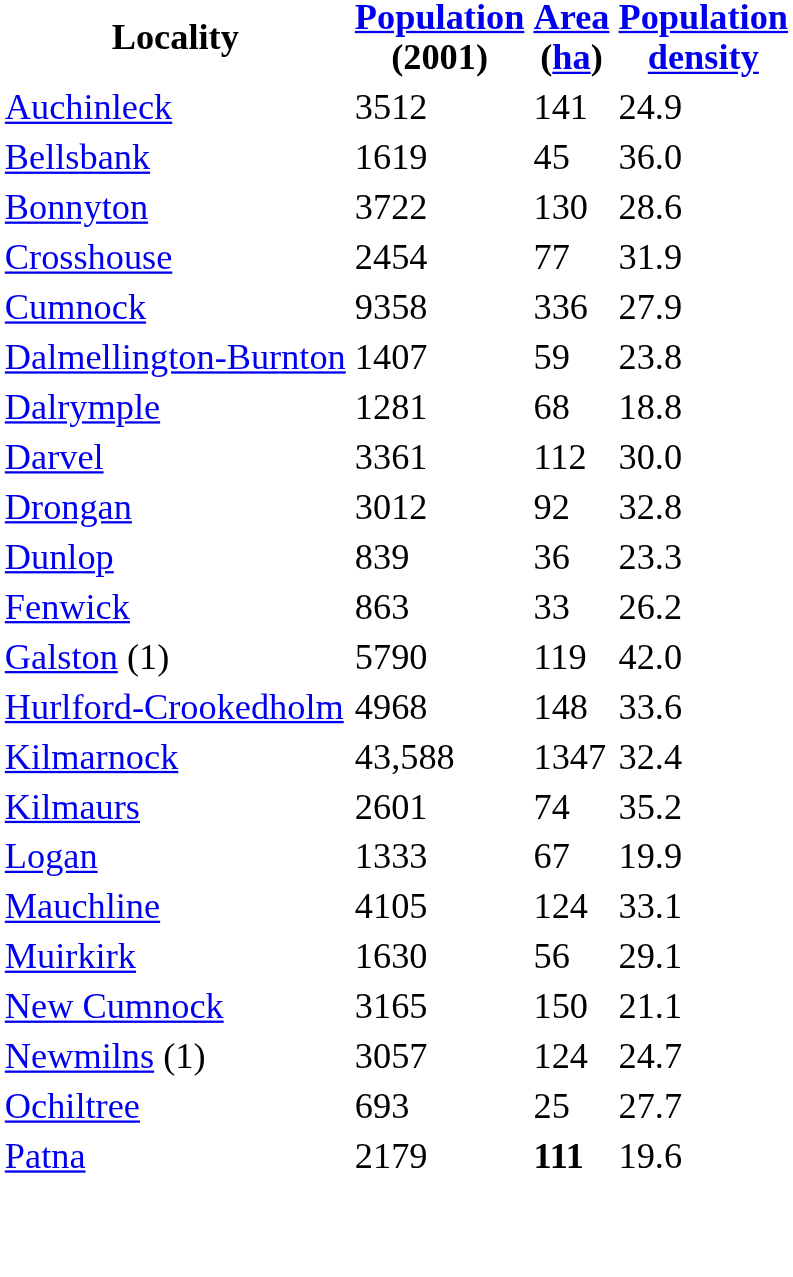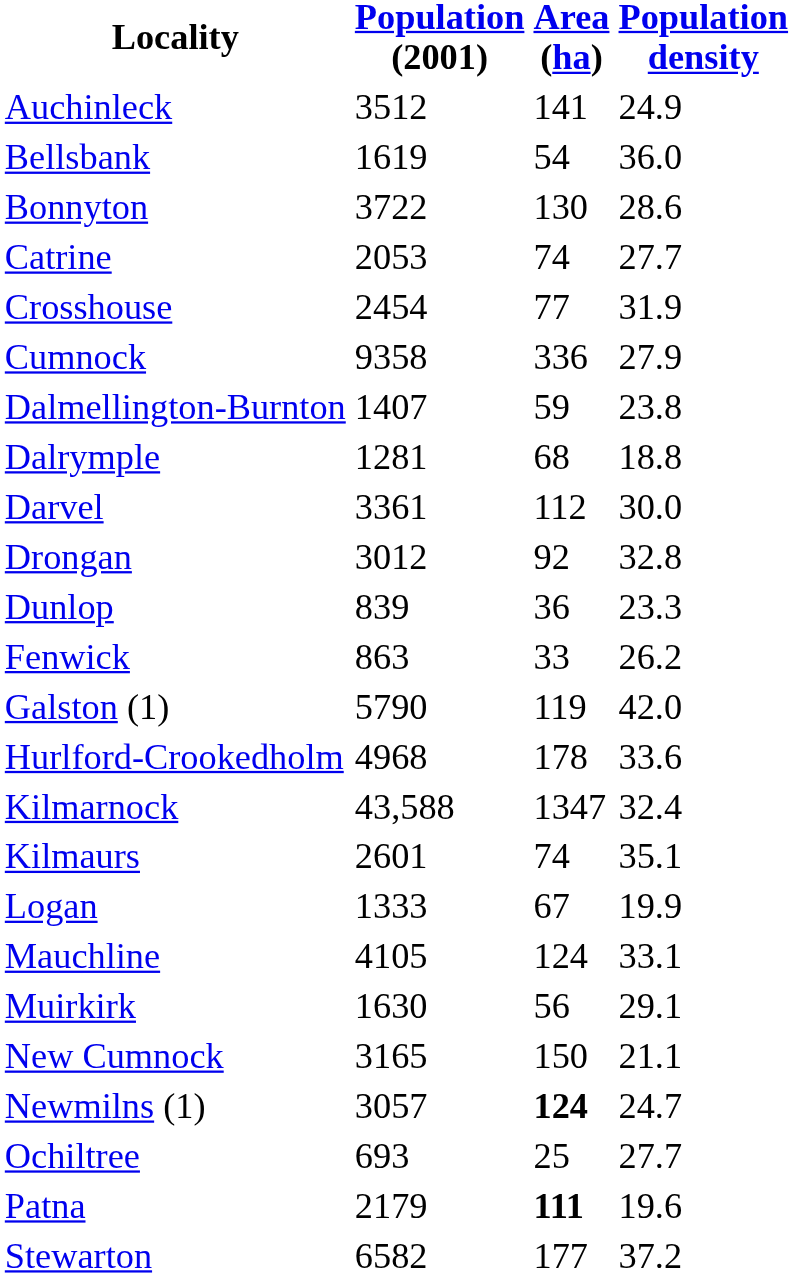(552, 157) 45 -> (552, 157) 54
+ row: (58, 257)
(561, 706) 148 -> (561, 756) 178
(650, 806) 35.2 -> (650, 856) 35.1
(561, 1056) normal -> (561, 1106) bold
+ row: (78, 1256)
